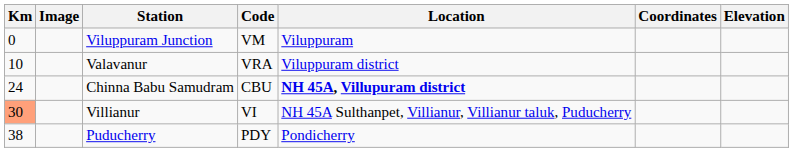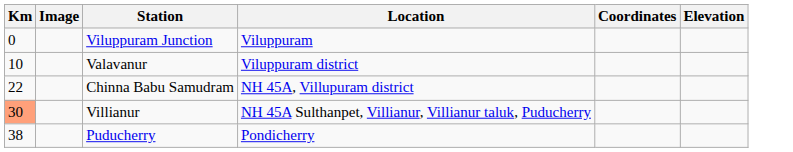- column: (258, 16)
(15, 87) 24 -> (15, 87) 22
(373, 87) bold -> (327, 87) normal
